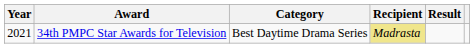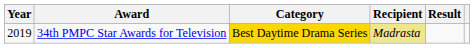(19, 33) 2021 -> (19, 33) 2019
(300, 33) no background -> (300, 33) gold background
